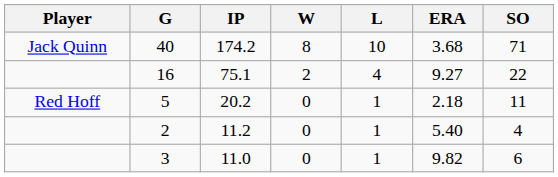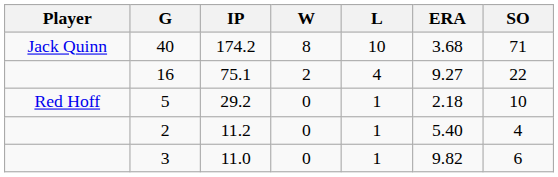(236, 102) 20.2 -> (236, 102) 29.2
(518, 102) 11 -> (518, 102) 10
